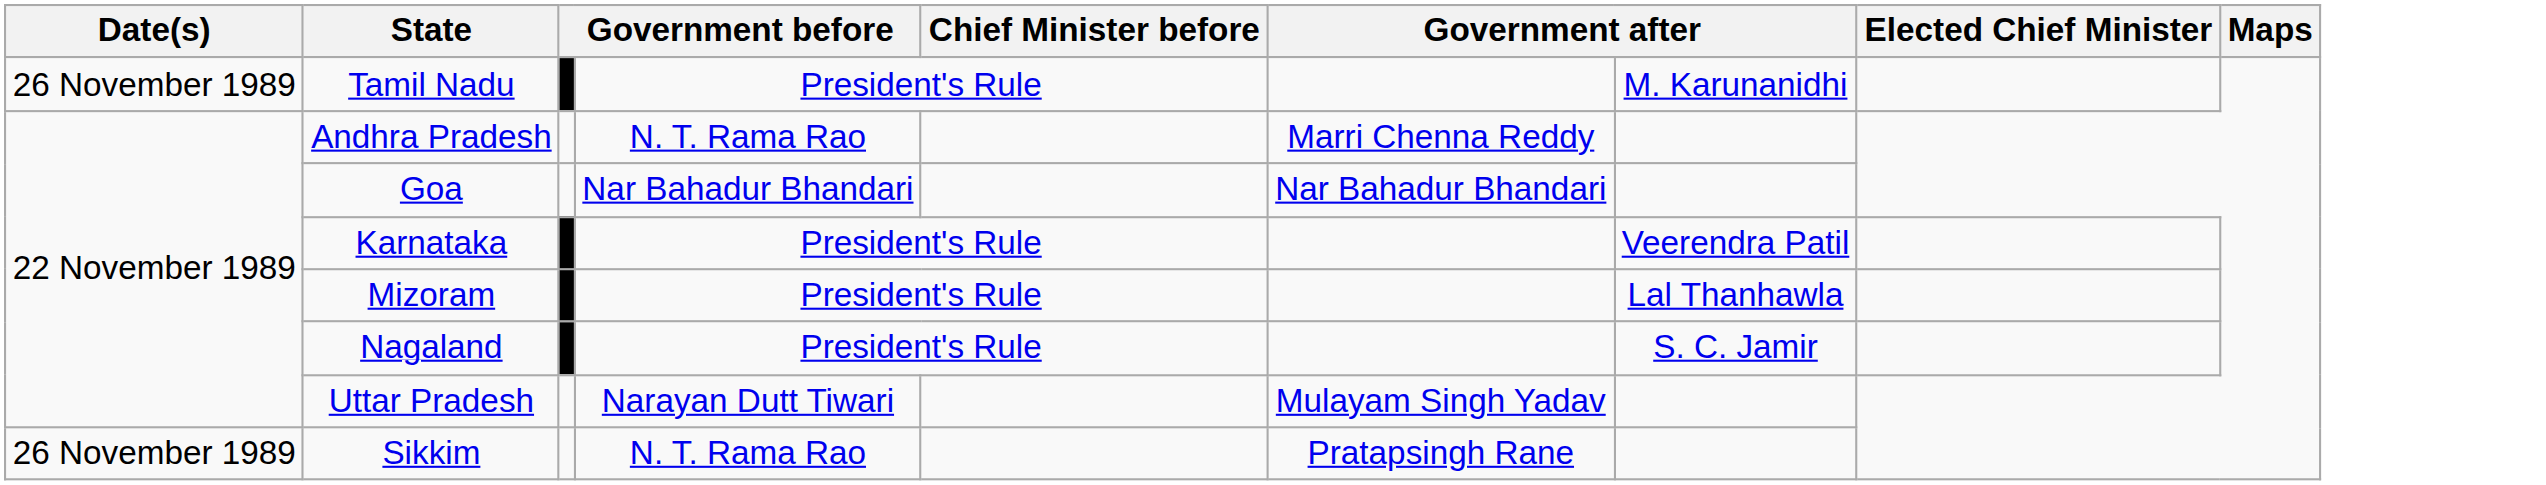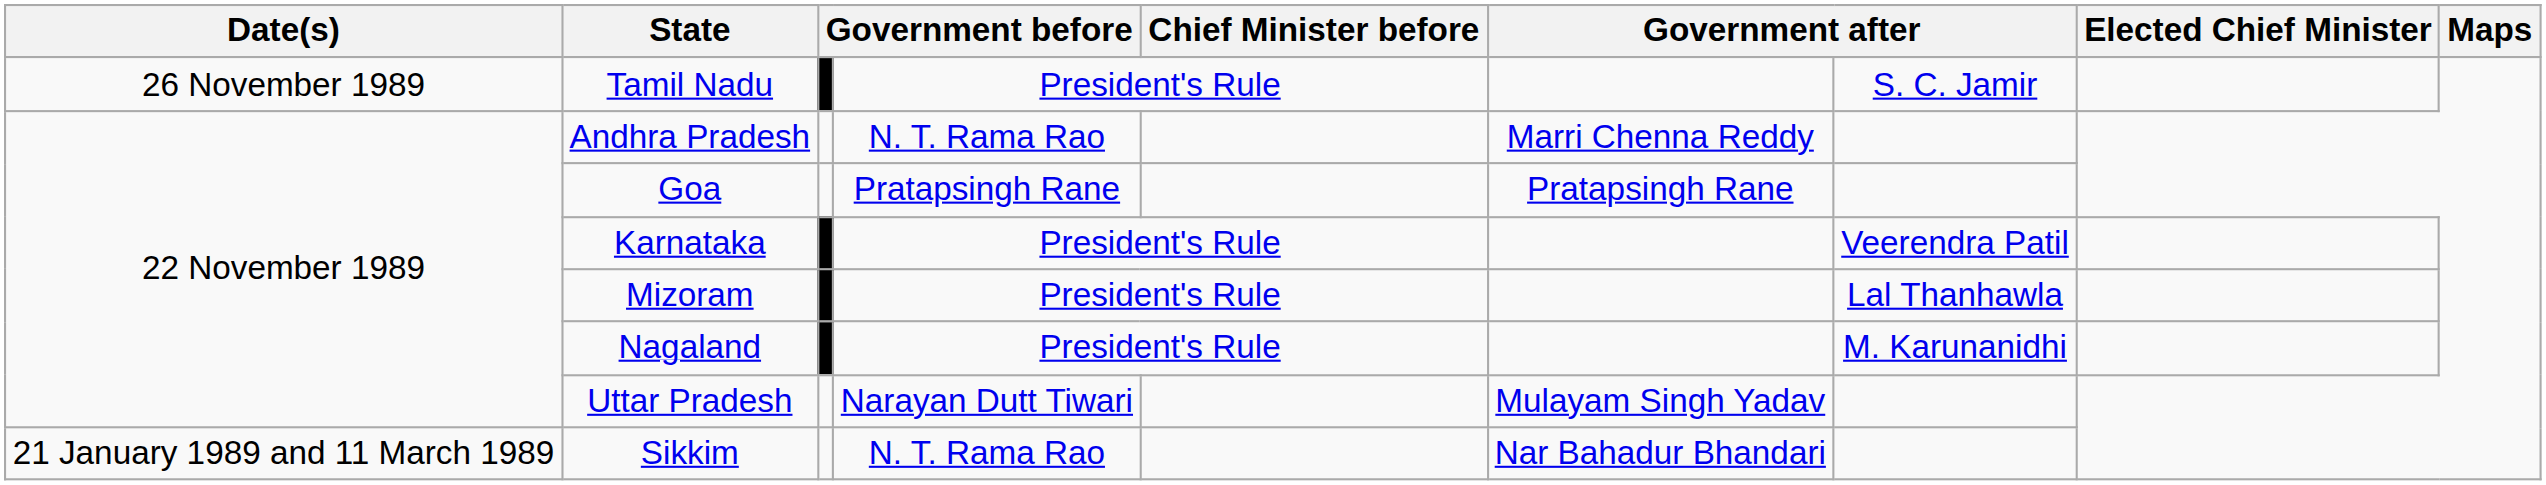(1736, 83) M. Karunanidhi -> (1955, 83) S. C. Jamir
(748, 189) Nar Bahadur Bhandari -> (987, 189) Pratapsingh Rane
(1441, 189) Nar Bahadur Bhandari -> (1660, 189) Pratapsingh Rane
(1736, 347) S. C. Jamir -> (1955, 347) M. Karunanidhi
(154, 453) 26 November 1989 -> (283, 453) 21 January 1989 and 11 March 1989
(1441, 453) Pratapsingh Rane -> (1660, 453) Nar Bahadur Bhandari
